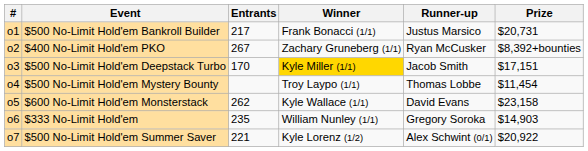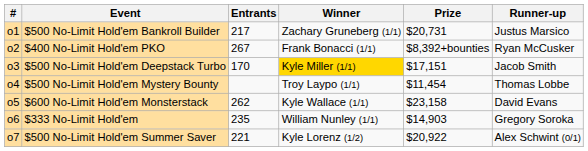columns swapped: (539, 13) <-> (449, 13)
(329, 31) Frank Bonacci (1/1) -> (341, 31) Zachary Gruneberg (1/1)
(341, 48) Zachary Gruneberg (1/1) -> (329, 48) Frank Bonacci (1/1)
